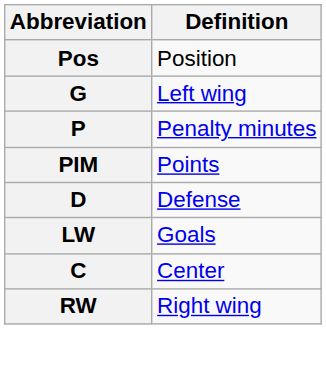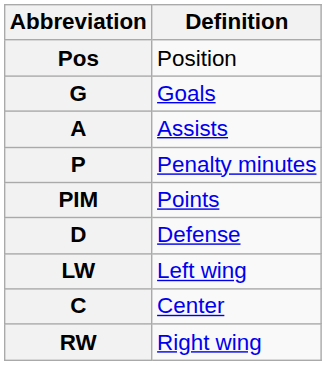(202, 93) Left wing -> (186, 93) Goals
+ row: (78, 128)
(186, 235) Goals -> (202, 270) Left wing
